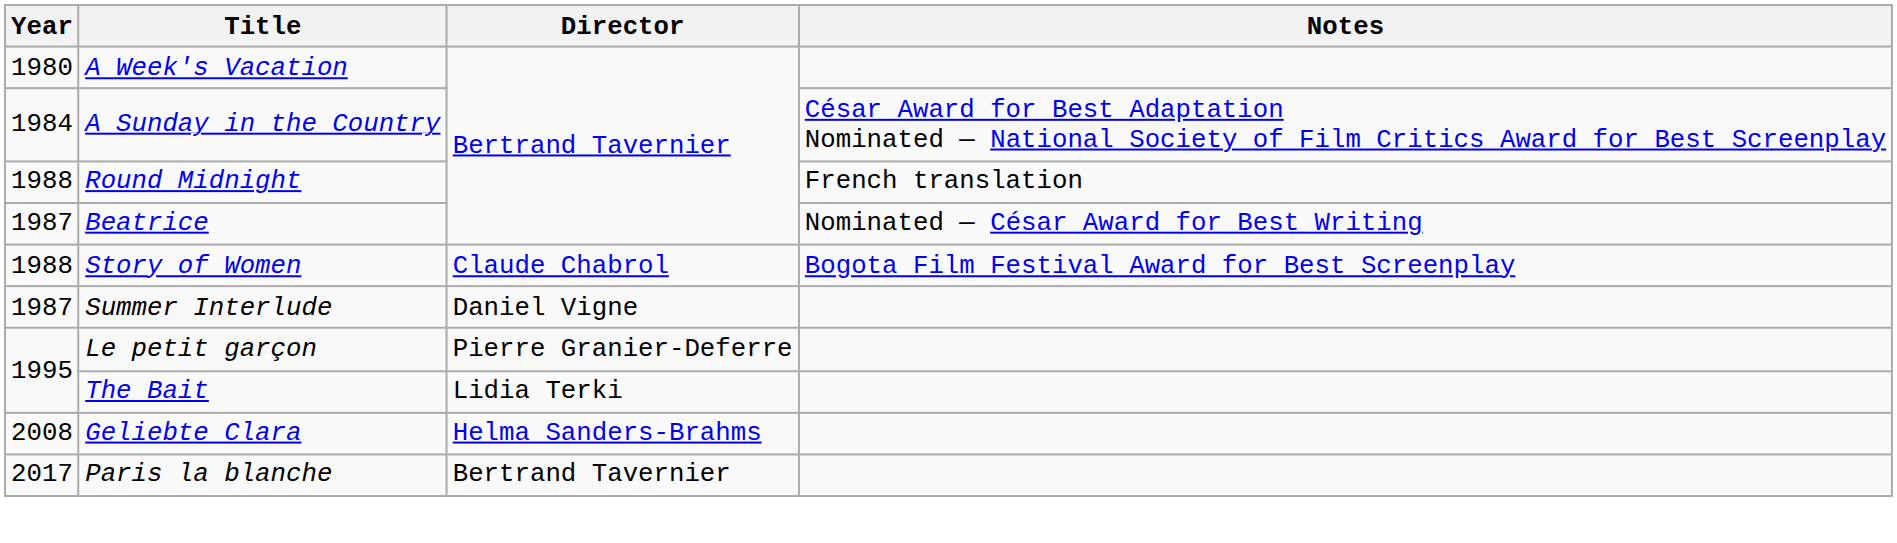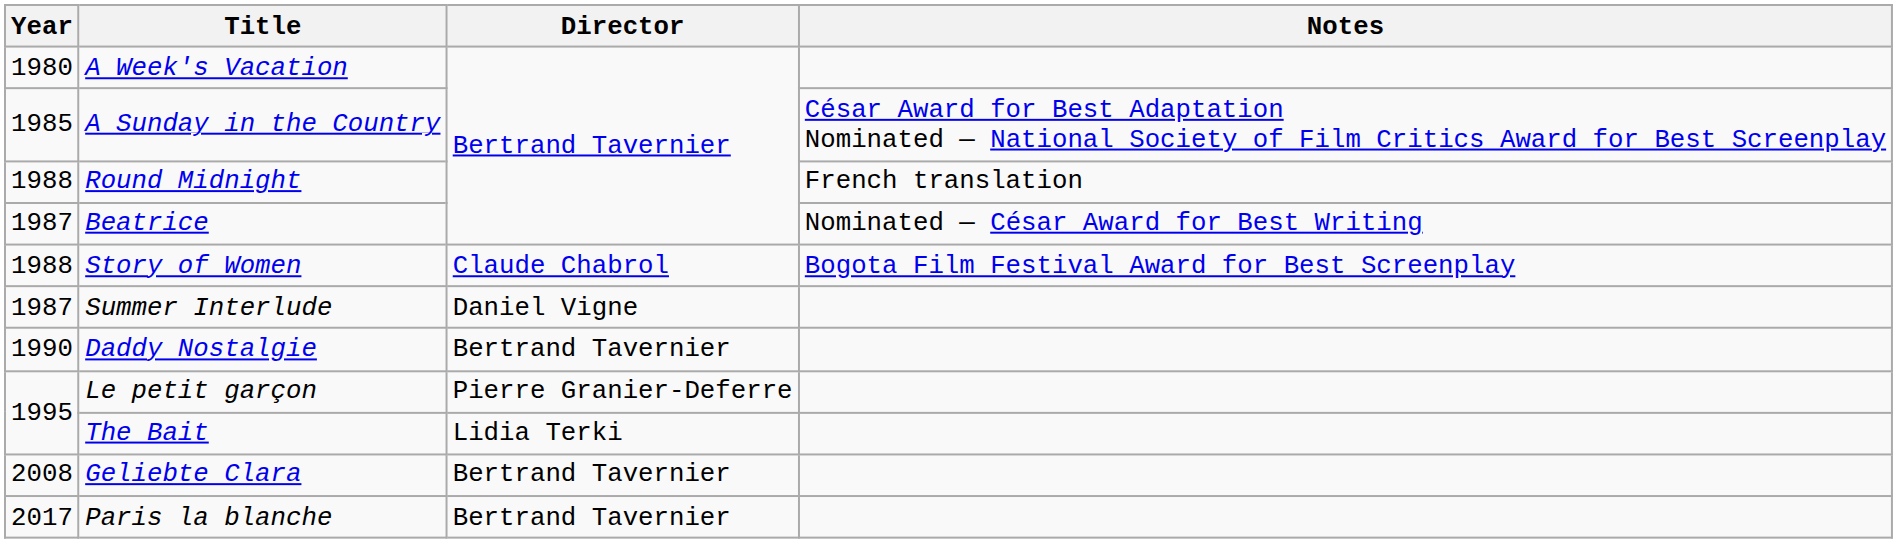(42, 125) 1984 -> (42, 125) 1985
+ row: (201, 349)
(607, 433) Helma Sanders-Brahms -> (592, 475) Bertrand Tavernier
